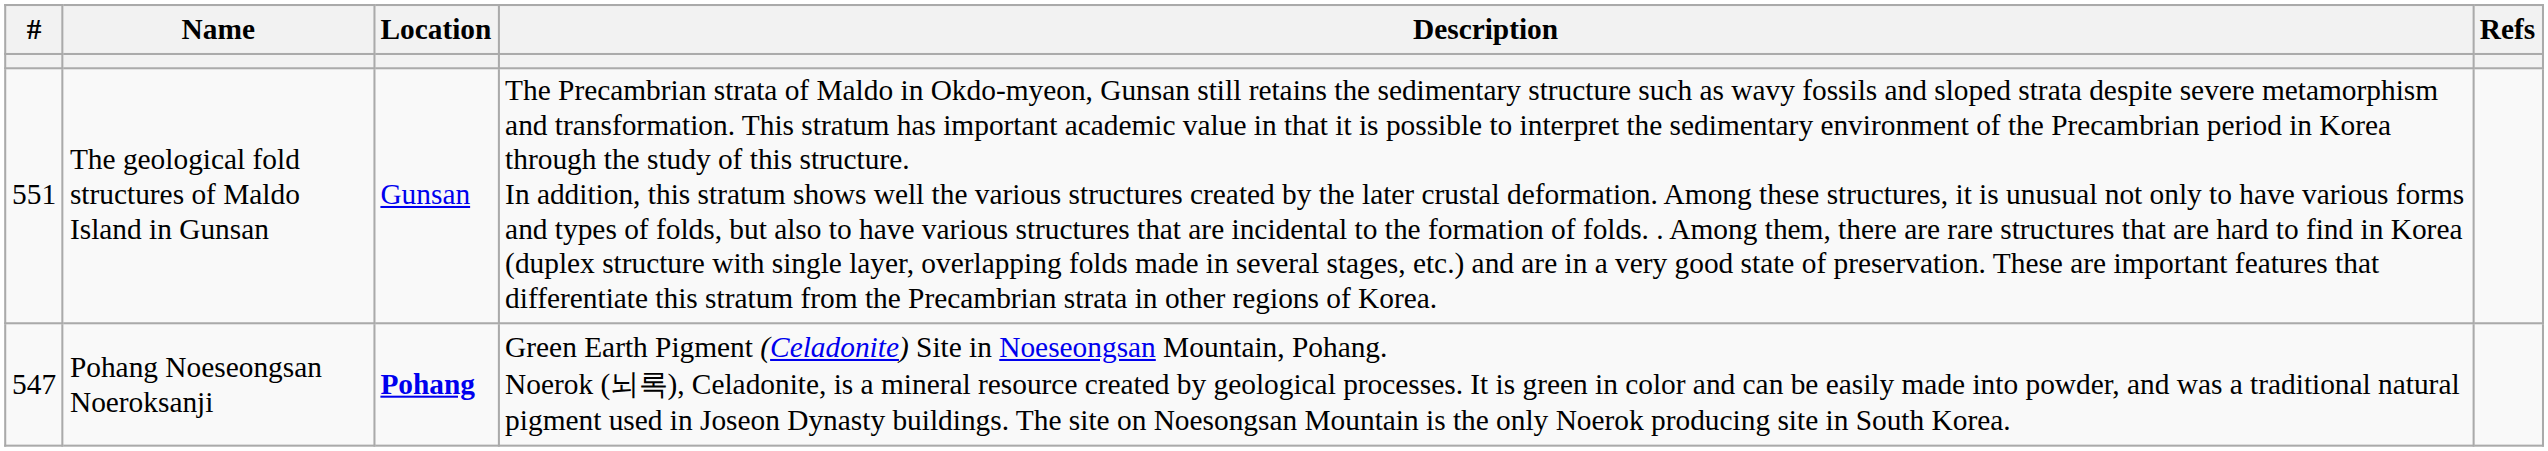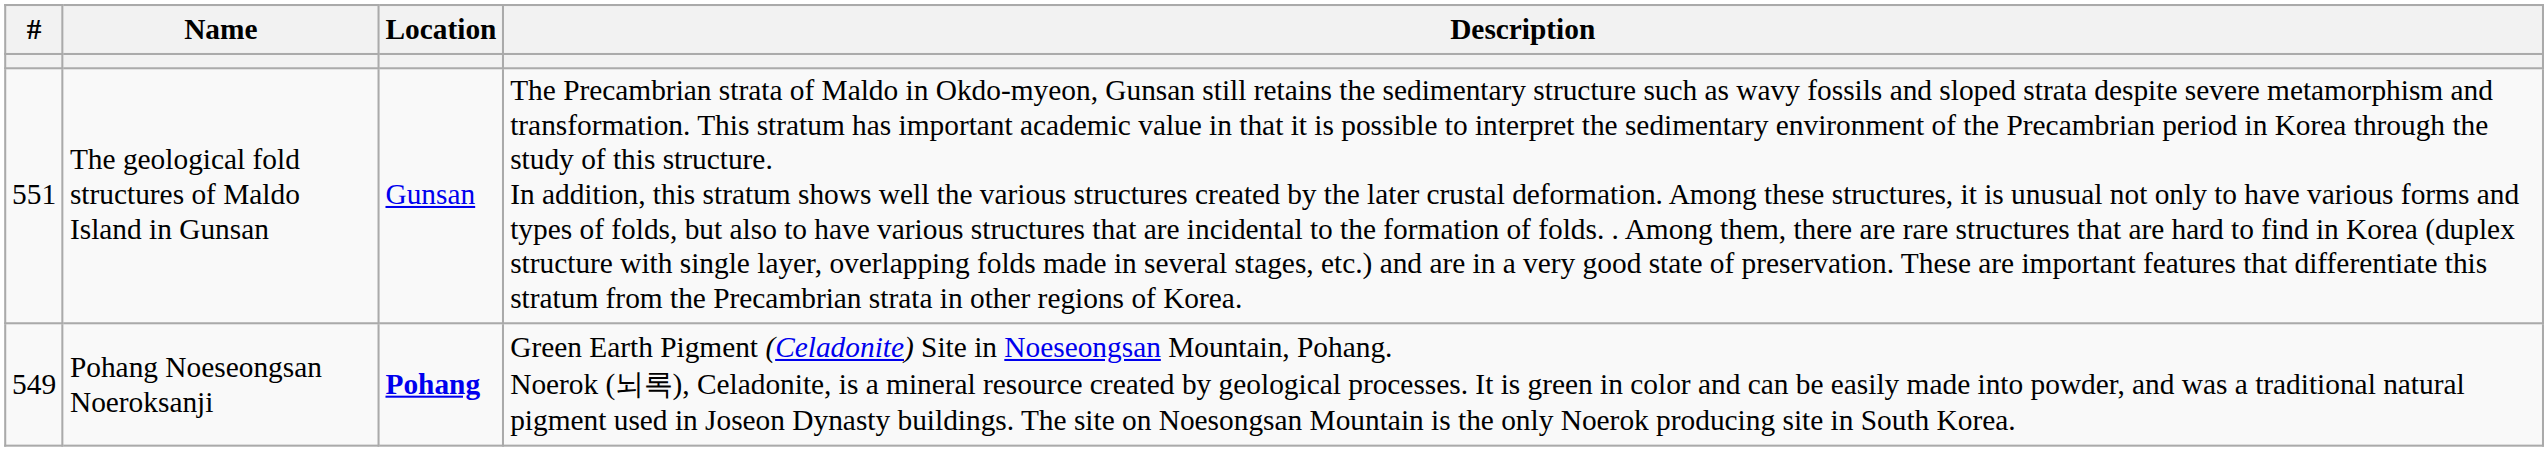- column: (2508, 61)
(34, 384) 547 -> (34, 384) 549
